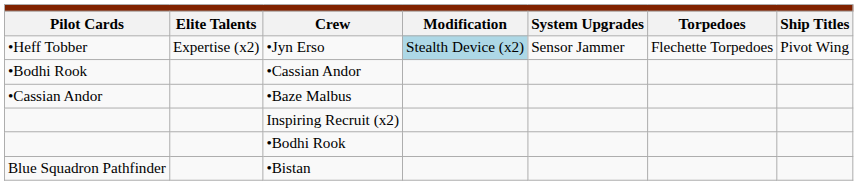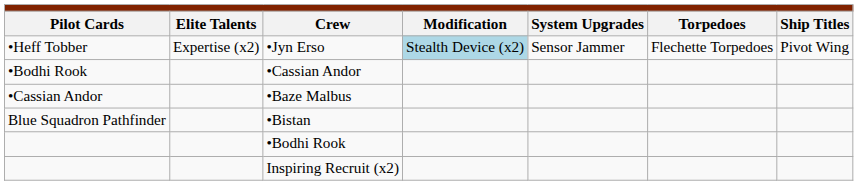rows swapped: (288, 168) <-> (333, 119)
